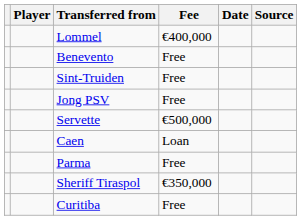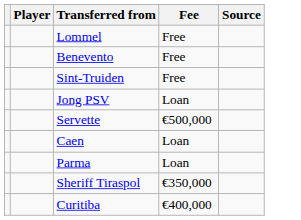- column: (235, 15)
(187, 36) €400,000 -> (174, 36) Free
(174, 99) Free -> (176, 99) Loan
(174, 162) Free -> (176, 162) Loan
(174, 204) Free -> (187, 204) €400,000
